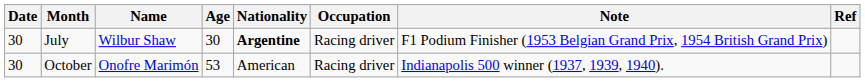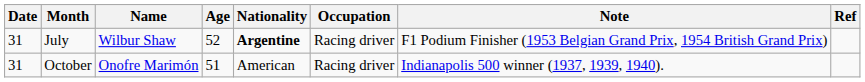(15, 40) 30 -> (15, 40) 31
(213, 40) 30 -> (213, 40) 52
(15, 64) 30 -> (15, 64) 31
(213, 64) 53 -> (213, 64) 51
